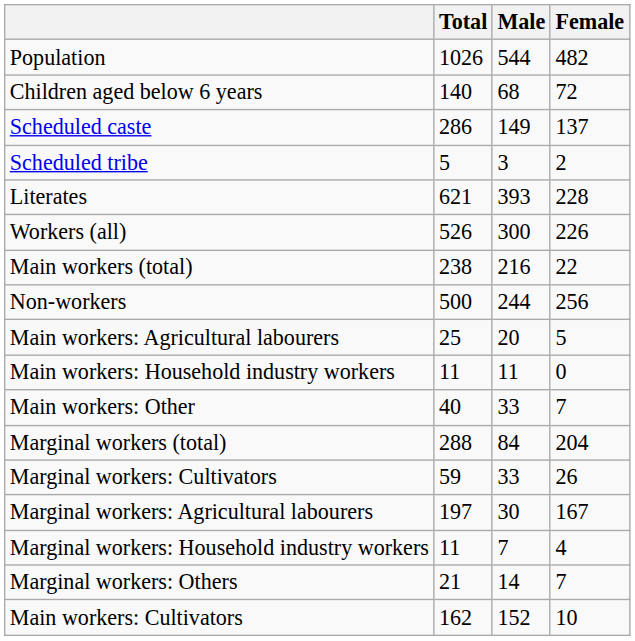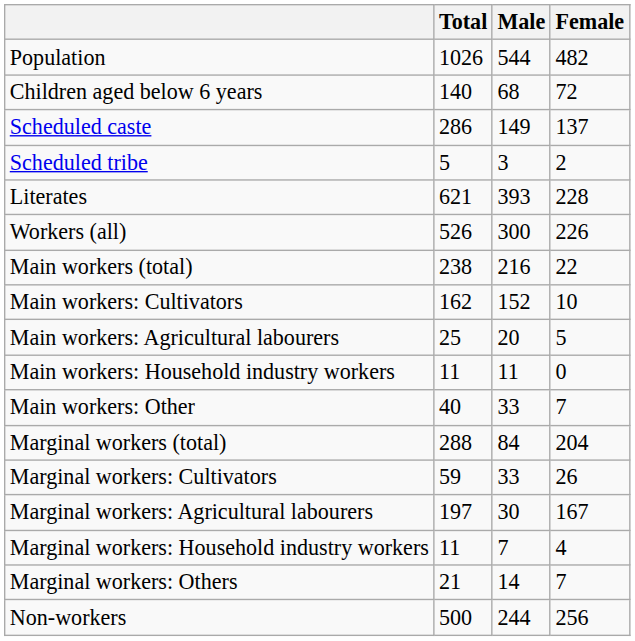rows swapped: (126, 617) <-> (68, 302)
